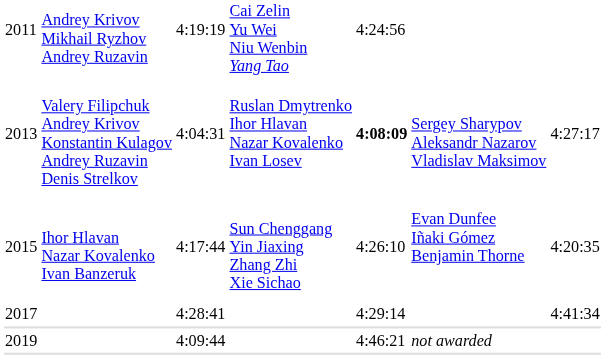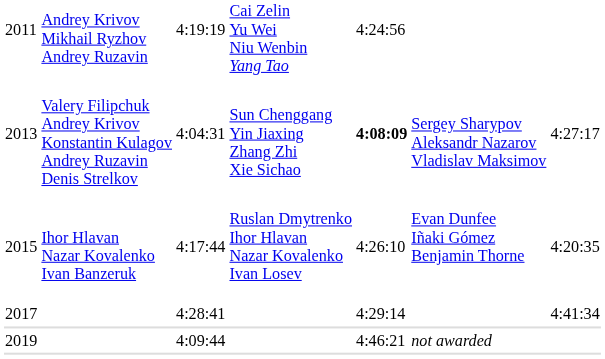(291, 133) Ruslan Dmytrenko Ihor Hlavan Nazar Kovalenko Ivan Losev -> (281, 142) Sun Chenggang Yin Jiaxing Zhang Zhi Xie Sichao
(281, 255) Sun Chenggang Yin Jiaxing Zhang Zhi Xie Sichao -> (291, 246) Ruslan Dmytrenko Ihor Hlavan Nazar Kovalenko Ivan Losev
